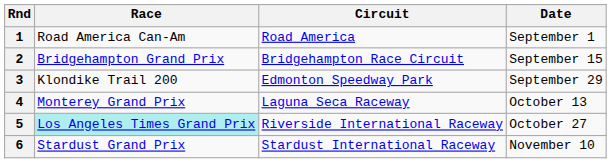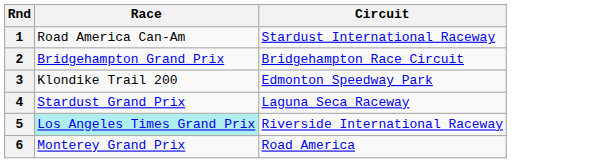- column: (556, 15)
(308, 37) Road America -> (378, 37) Stardust International Raceway
(111, 102) Monterey Grand Prix -> (111, 102) Stardust Grand Prix
(111, 146) Stardust Grand Prix -> (111, 146) Monterey Grand Prix
(378, 146) Stardust International Raceway -> (308, 146) Road America
